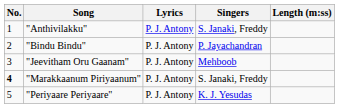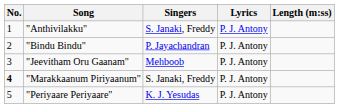columns swapped: (233, 12) <-> (169, 12)
